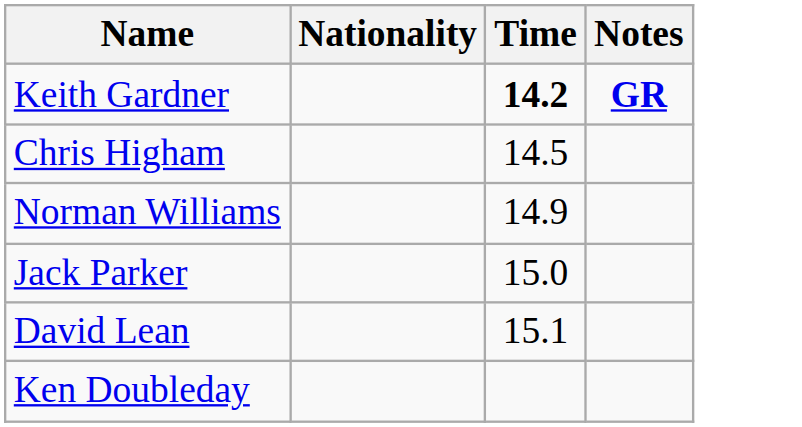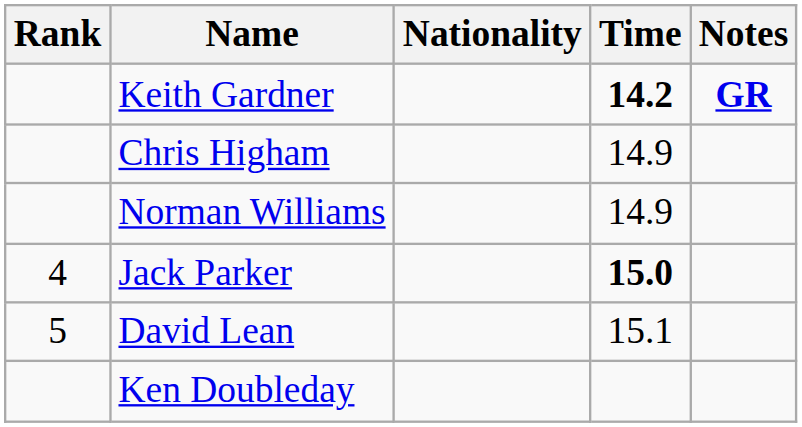+ column: (58, 34)
(536, 152) 14.5 -> (640, 152) 14.9
(536, 271) normal -> (640, 271) bold
